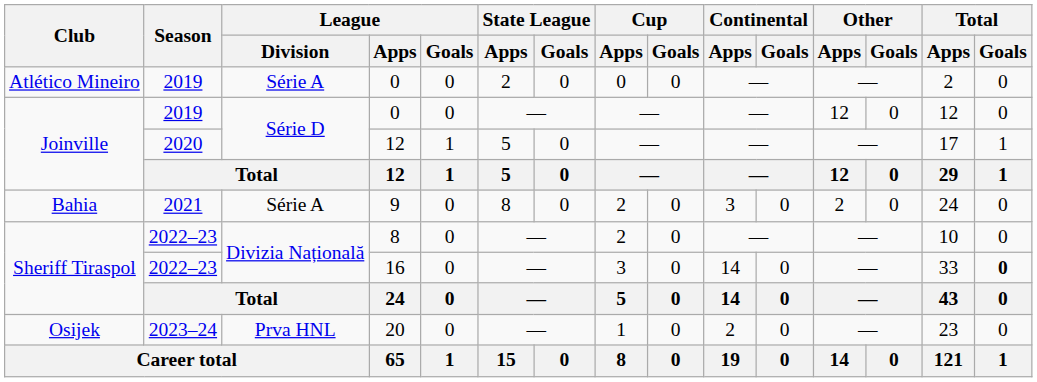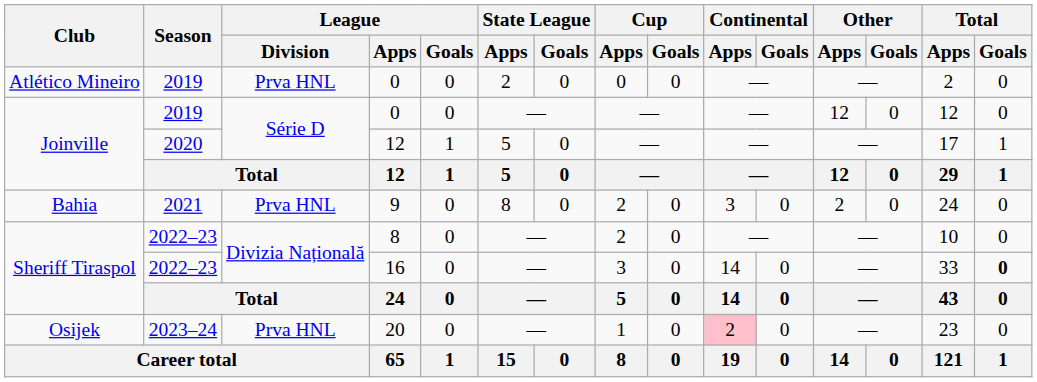(295, 81) Série A -> (295, 81) Prva HNL
(295, 205) Série A -> (295, 205) Prva HNL
(730, 329) no background -> (730, 329) pink background
